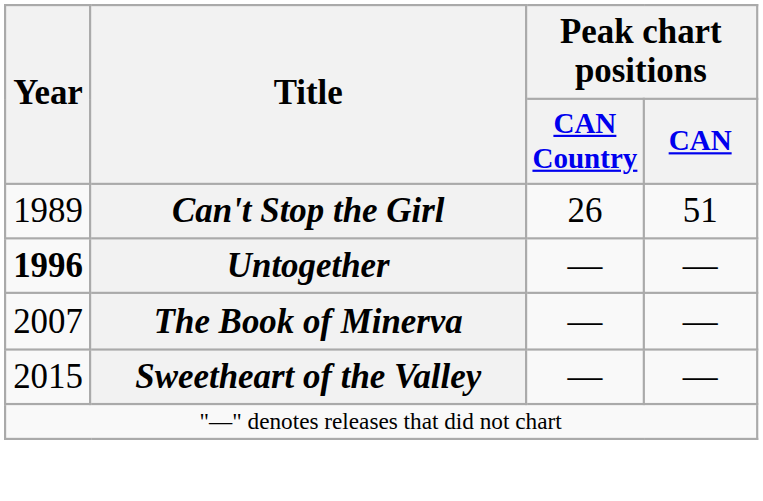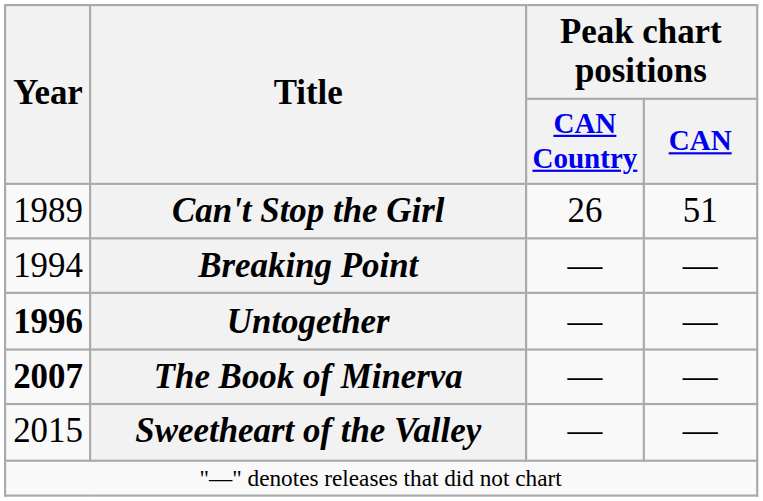+ row: (308, 265)
(48, 320) normal -> (48, 376) bold
